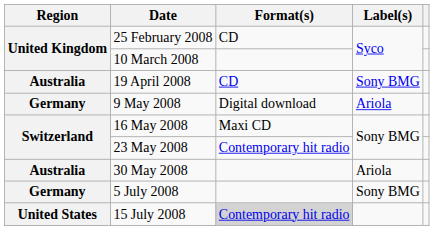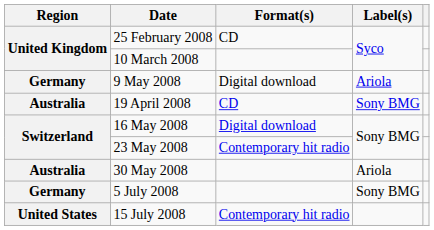rows swapped: (152, 81) <-> (147, 103)
(245, 125) Maxi CD -> (267, 125) Digital download
(284, 214) lightgrey background -> (284, 214) no background
